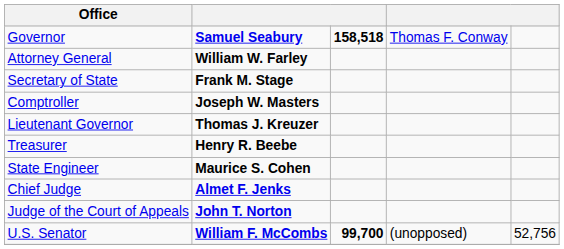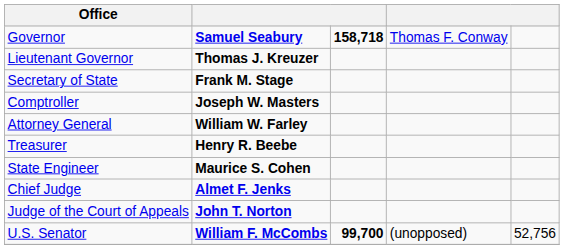(359, 37) 158,518 -> (359, 37) 158,718
rows swapped: (70, 124) <-> (60, 59)
